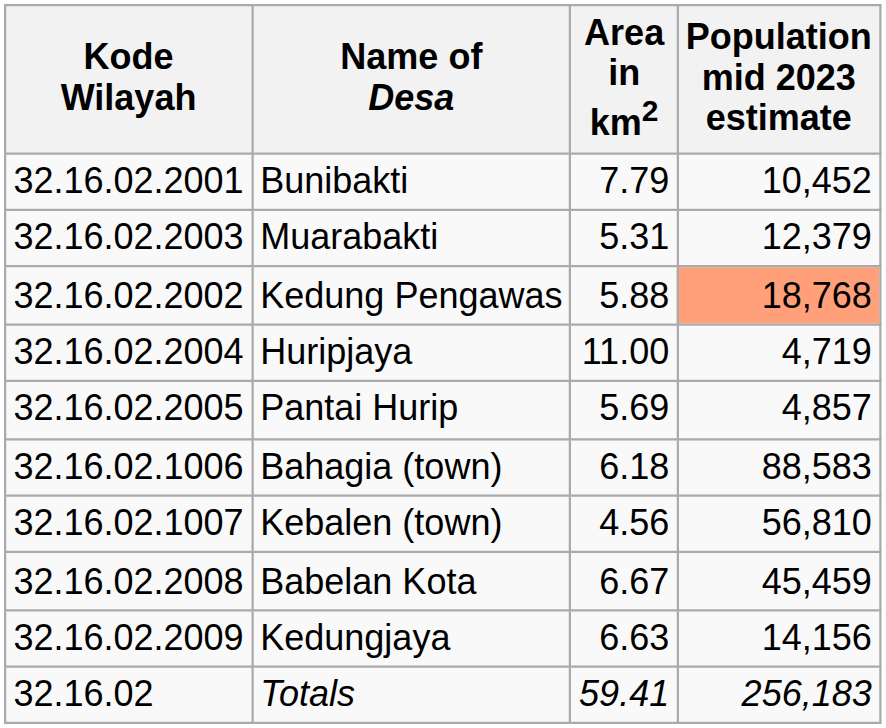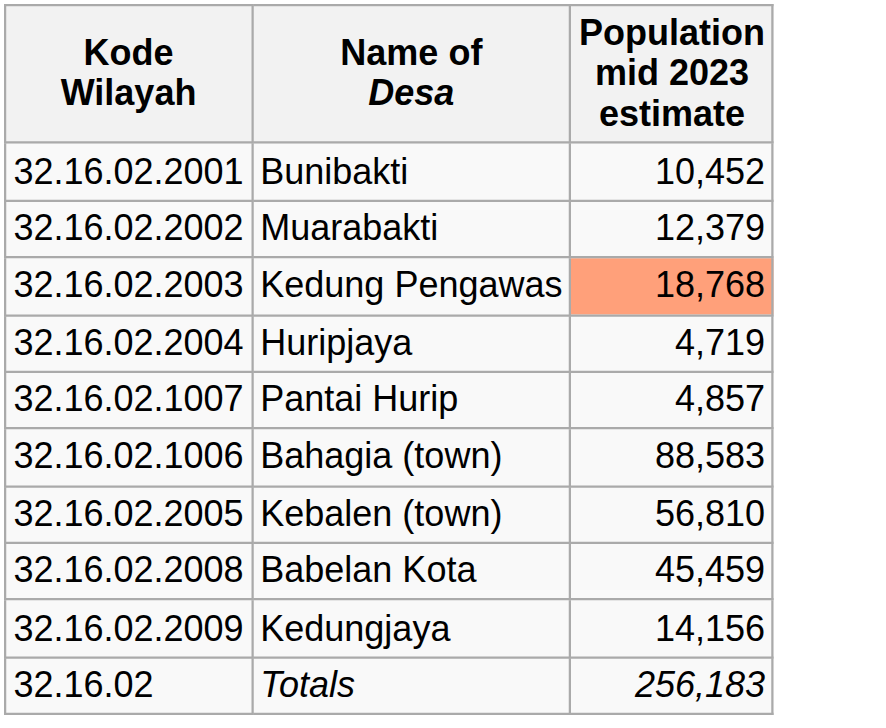- column: (624, 78)
(129, 237) 32.16.02.2003 -> (129, 228) 32.16.02.2002
(129, 295) 32.16.02.2002 -> (129, 285) 32.16.02.2003
(129, 409) 32.16.02.2005 -> (129, 399) 32.16.02.1007
(129, 523) 32.16.02.1007 -> (129, 513) 32.16.02.2005
